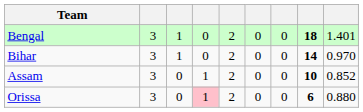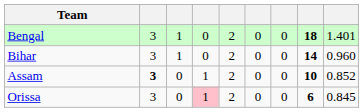(341, 55) 0.970 -> (341, 55) 0.960
(153, 76) normal -> (153, 76) bold
(341, 96) 0.880 -> (341, 96) 0.845
